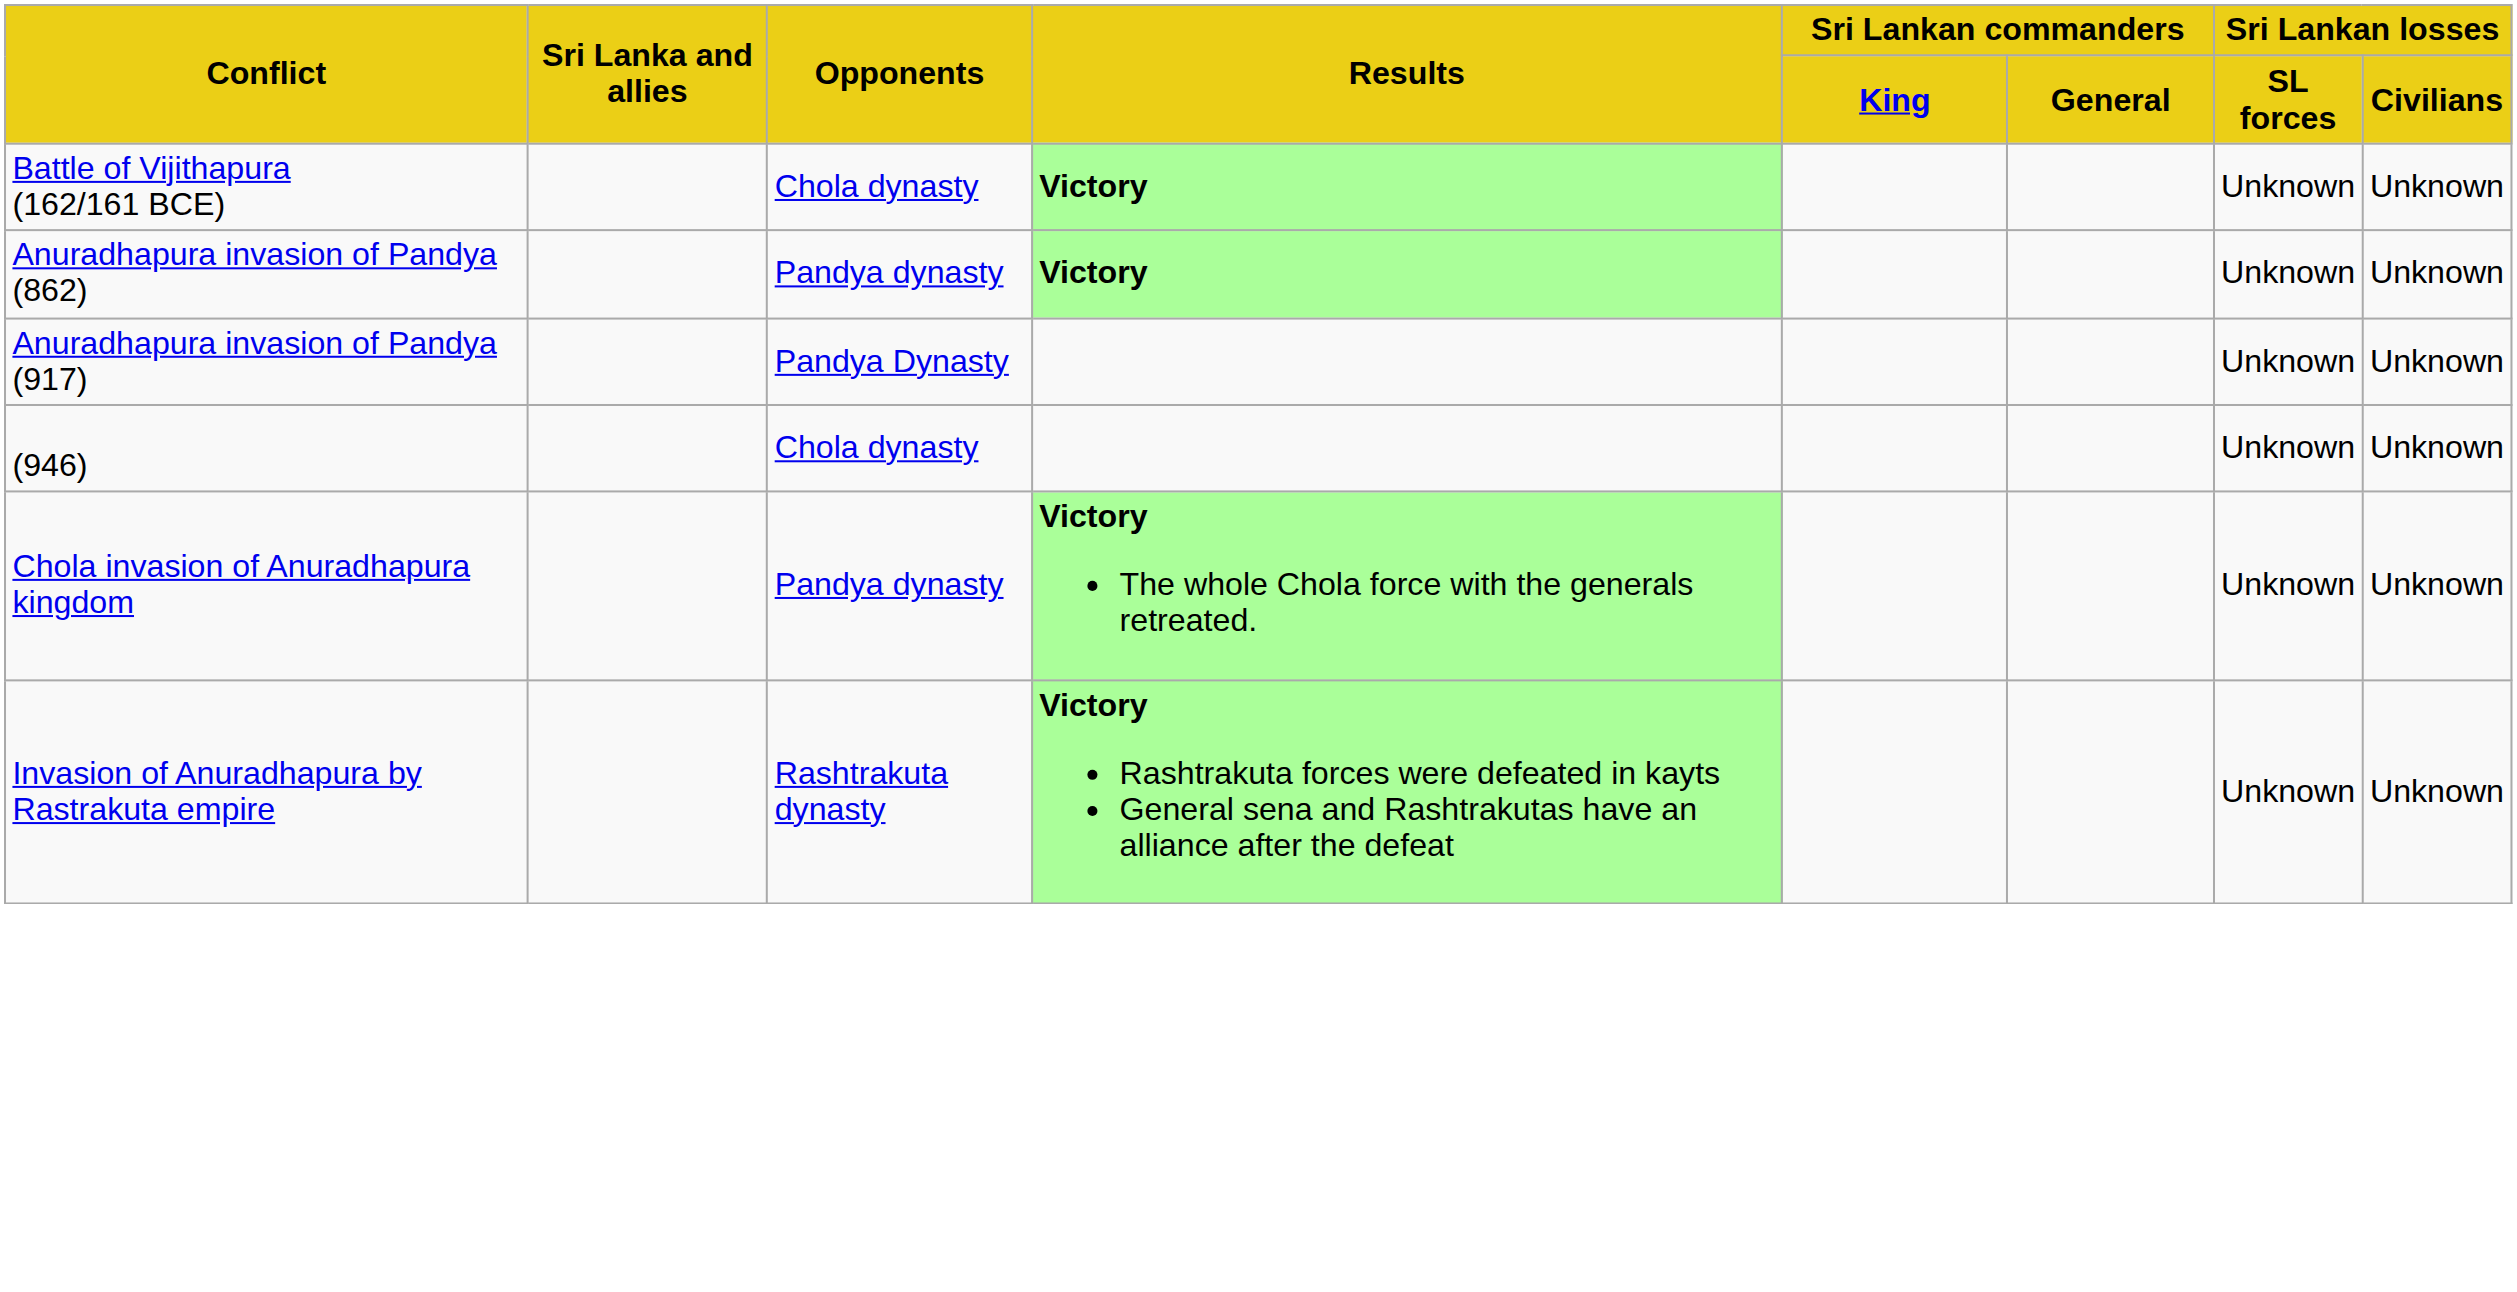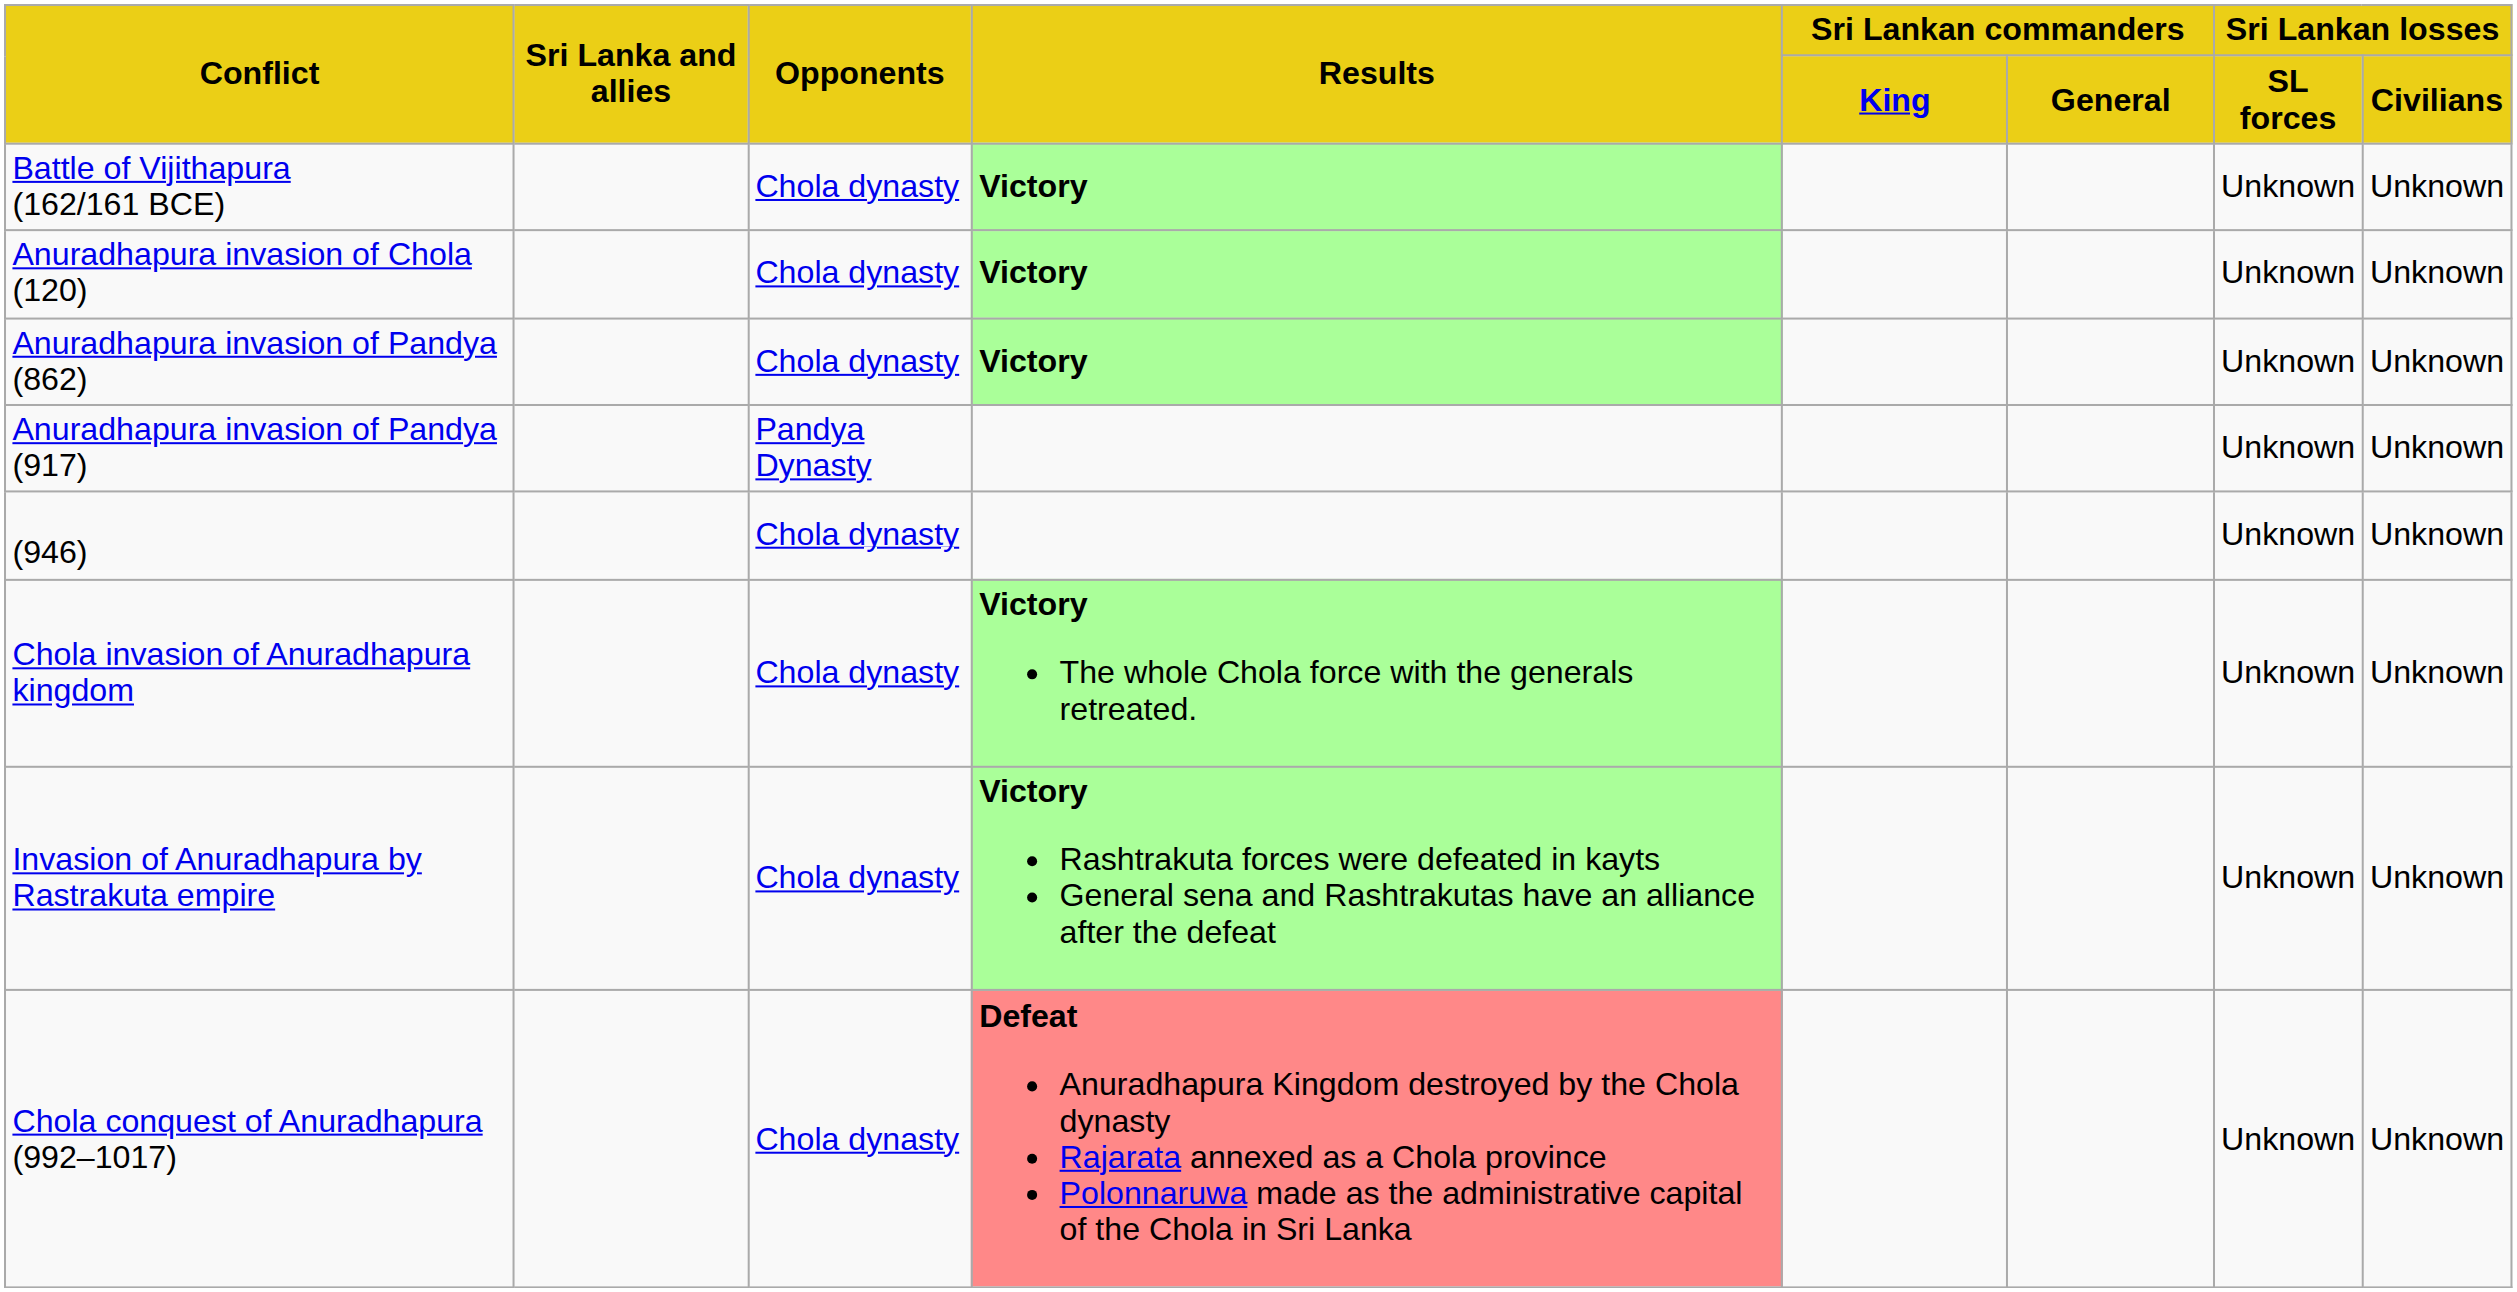+ row: (242, 273)
(889, 273) Pandya dynasty -> (857, 360) Chola dynasty
(889, 585) Pandya dynasty -> (857, 672) Chola dynasty
(861, 791) Rashtrakuta dynasty -> (857, 878) Chola dynasty
+ row: (248, 1138)
